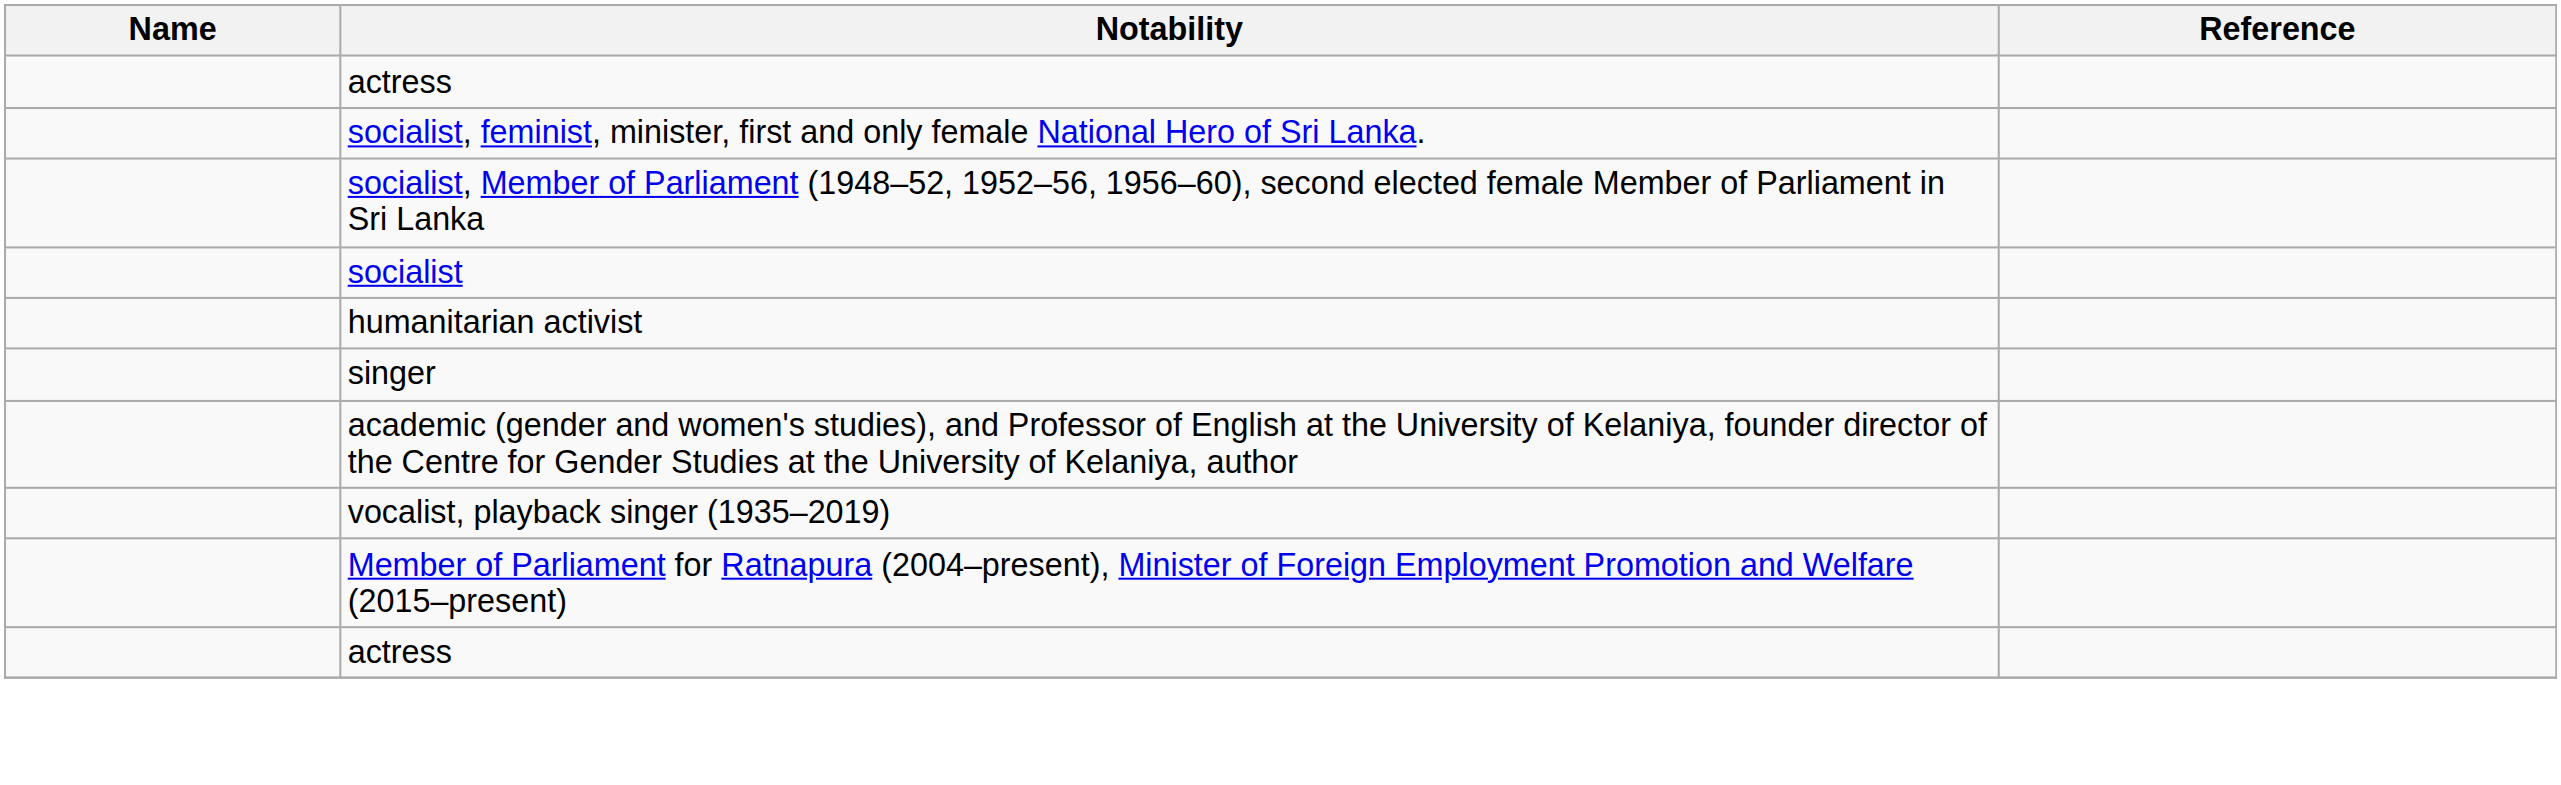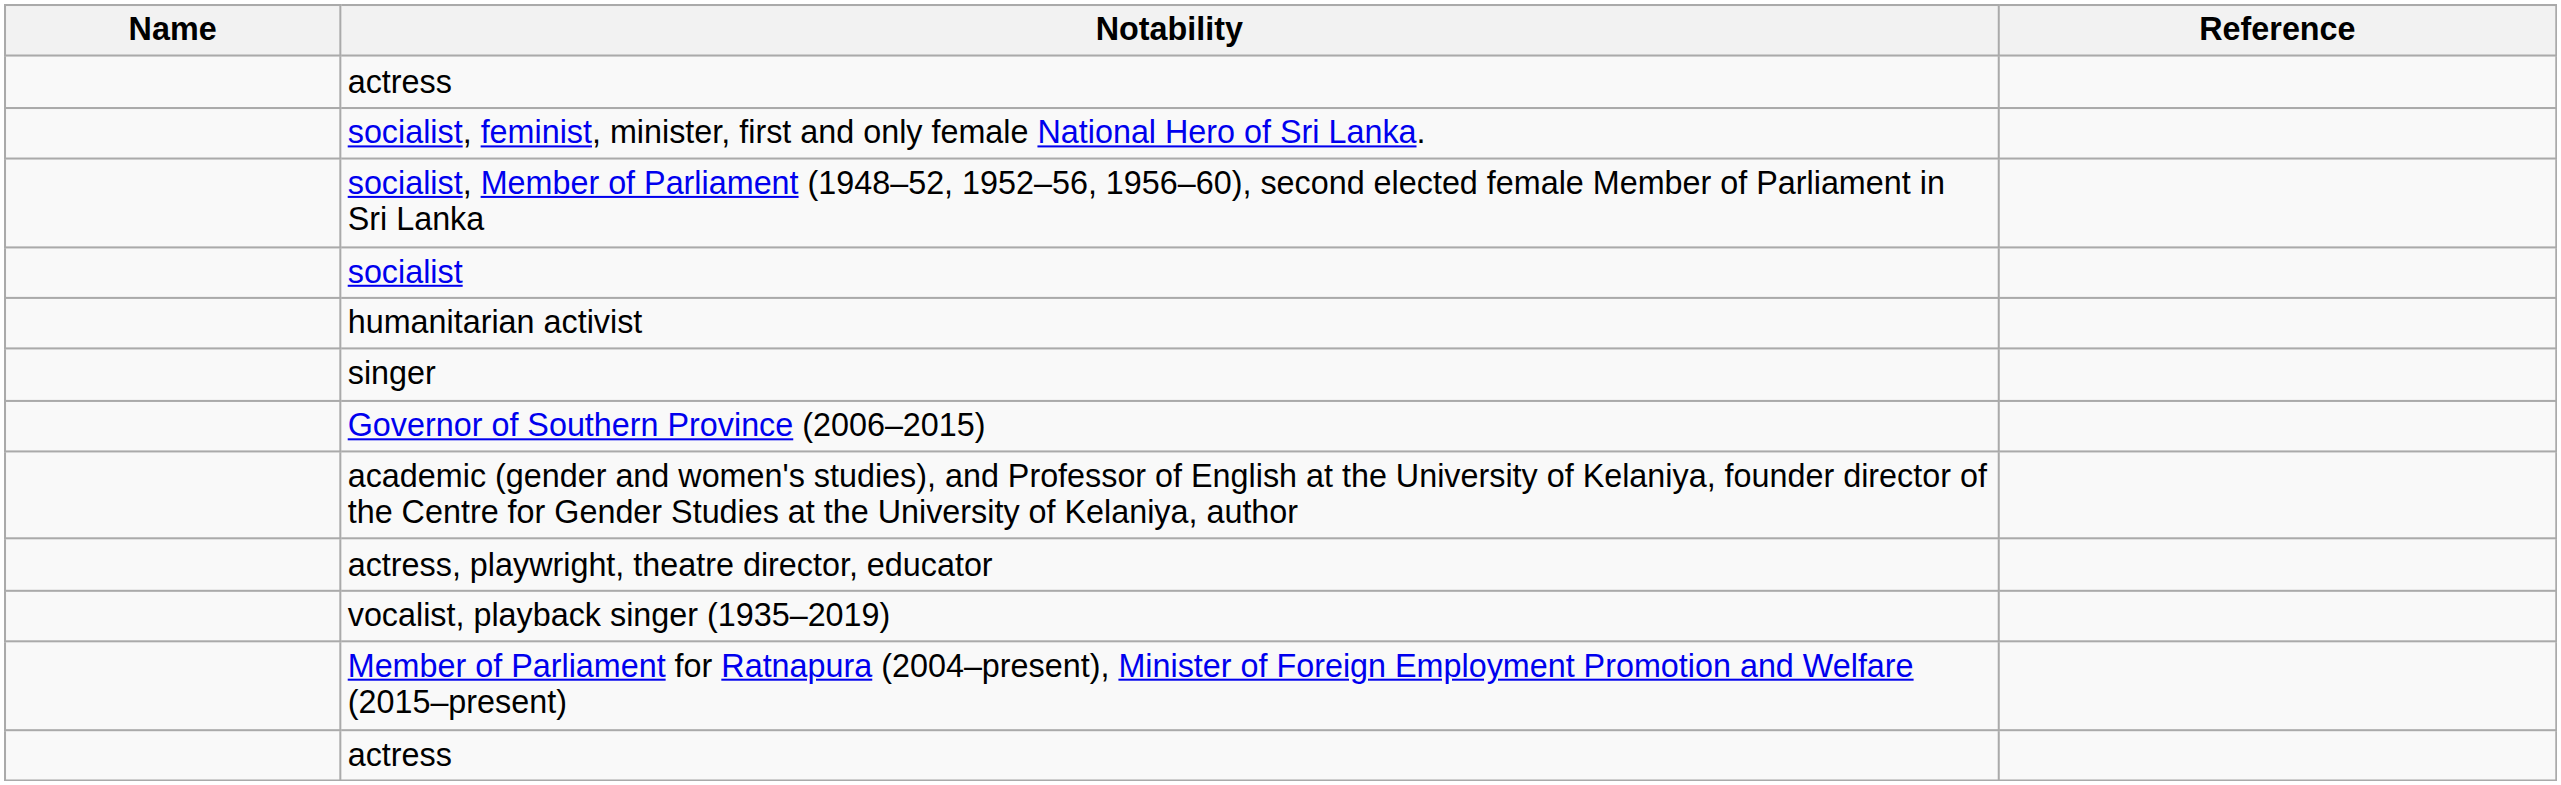+ row: (173, 426)
+ row: (173, 565)
